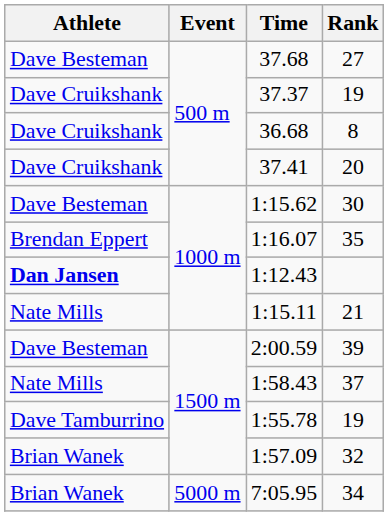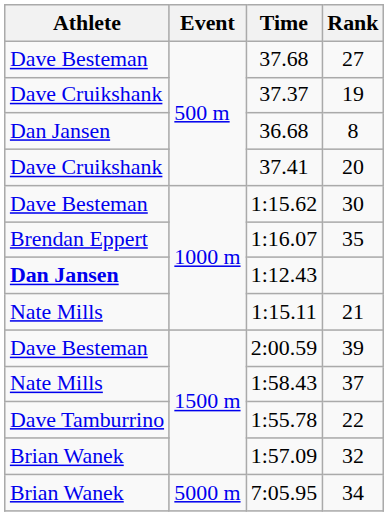(86, 131) Dave Cruikshank -> (60, 131) Dan Jansen
(353, 420) 19 -> (353, 420) 22
